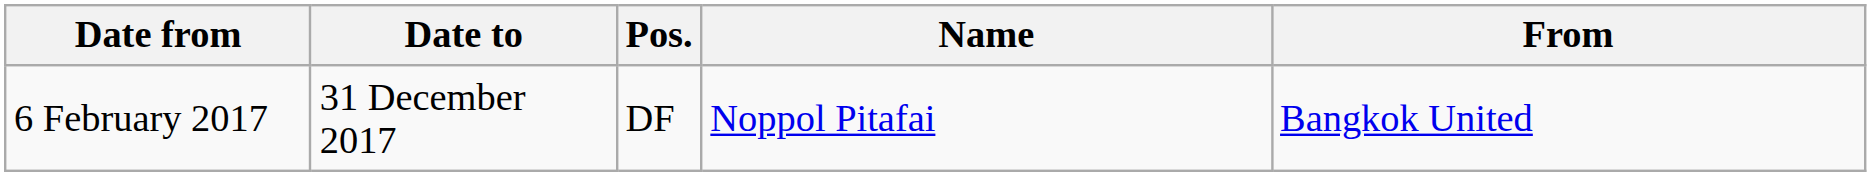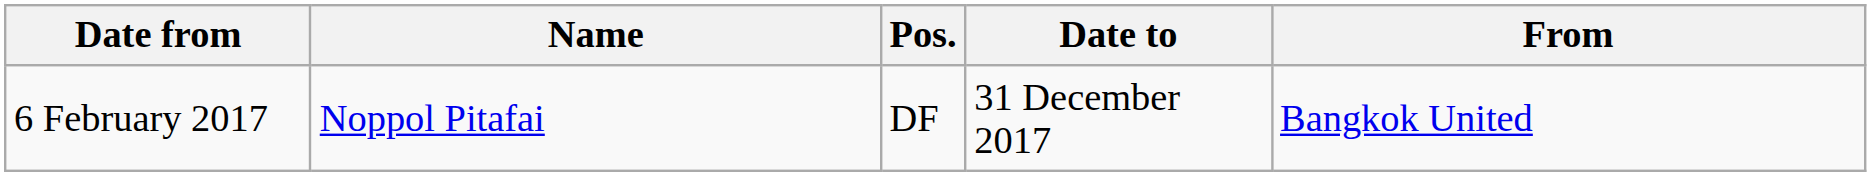columns swapped: (464, 34) <-> (986, 34)
